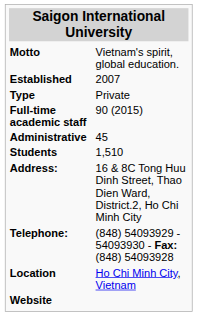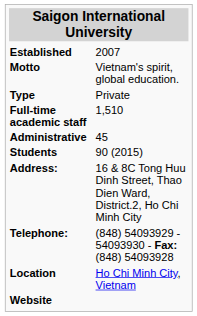rows swapped: (25, 52) <-> (41, 80)
(119, 110) 90 (2015) -> (109, 110) 1,510
(109, 153) 1,510 -> (119, 153) 90 (2015)
